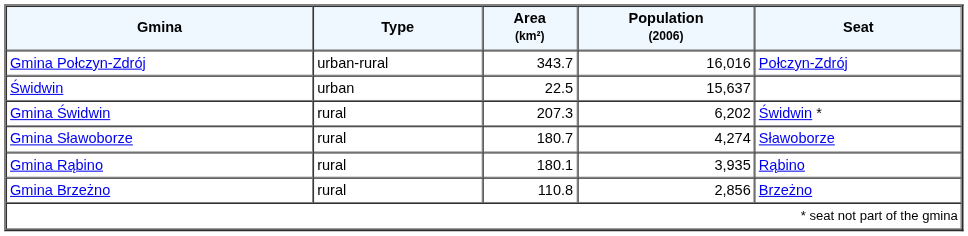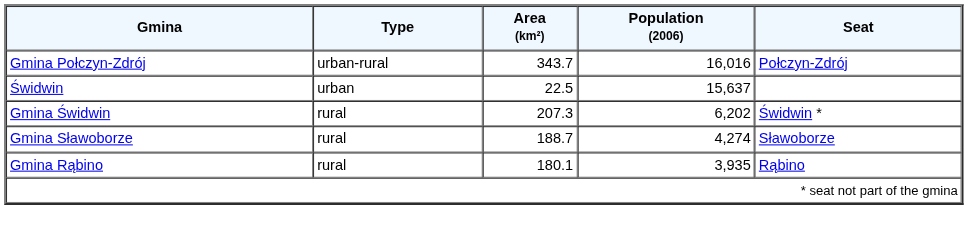(555, 139) 180.7 -> (555, 139) 188.7
- row: (60, 190)
